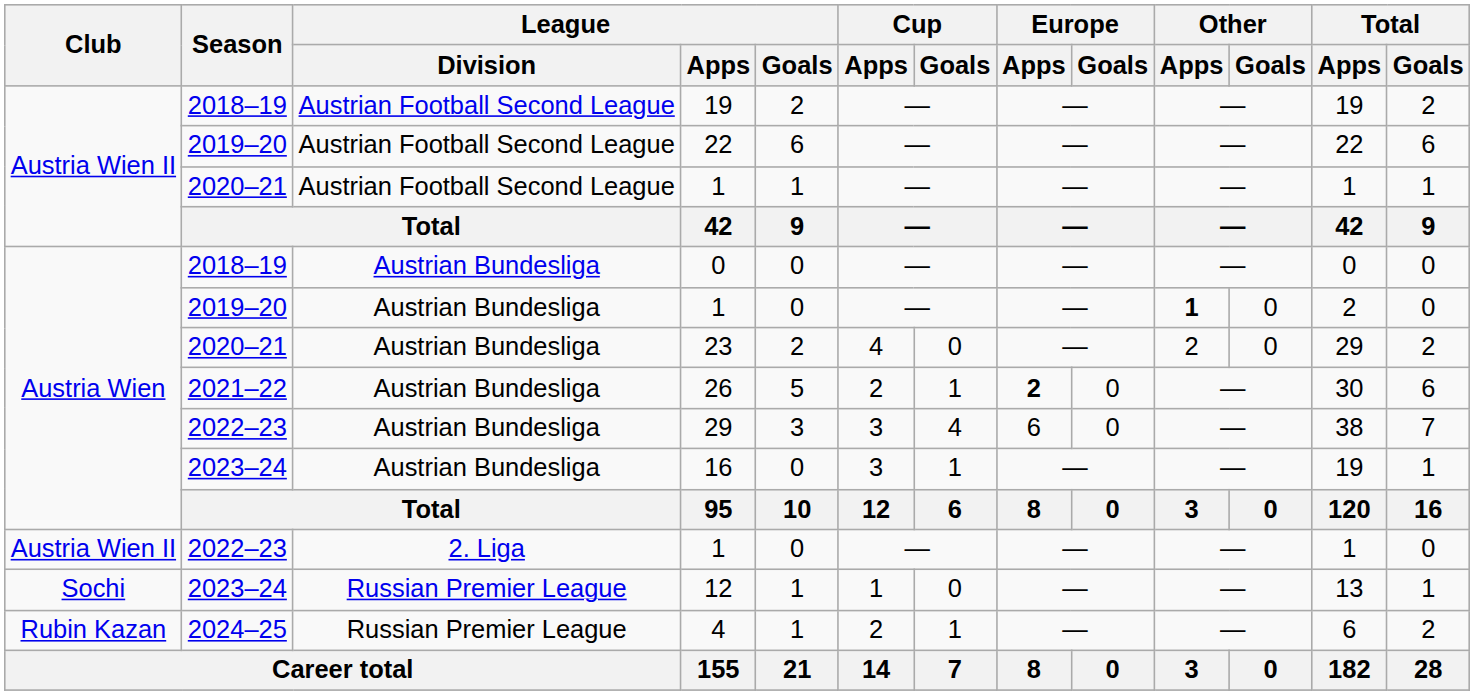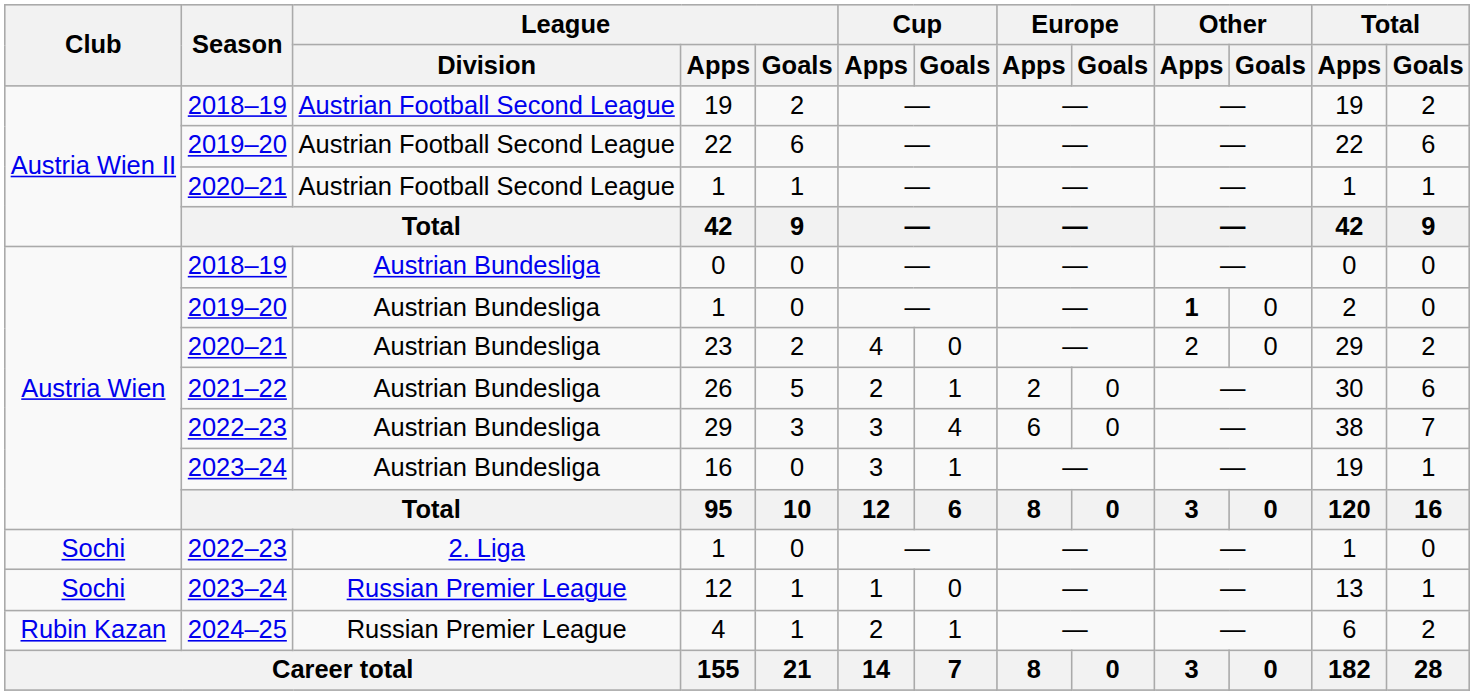(1034, 387) bold -> (1034, 387) normal
(93, 549) Austria Wien II -> (93, 549) Sochi
